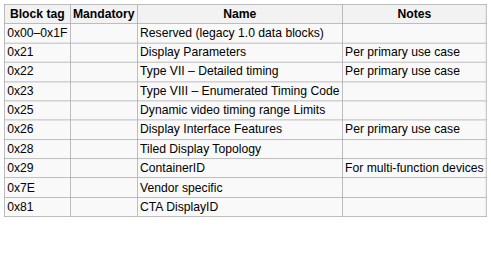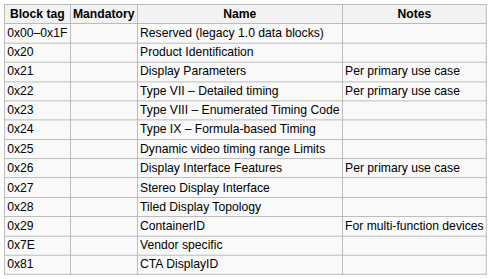+ row: (197, 52)
+ row: (228, 129)
+ row: (205, 187)
